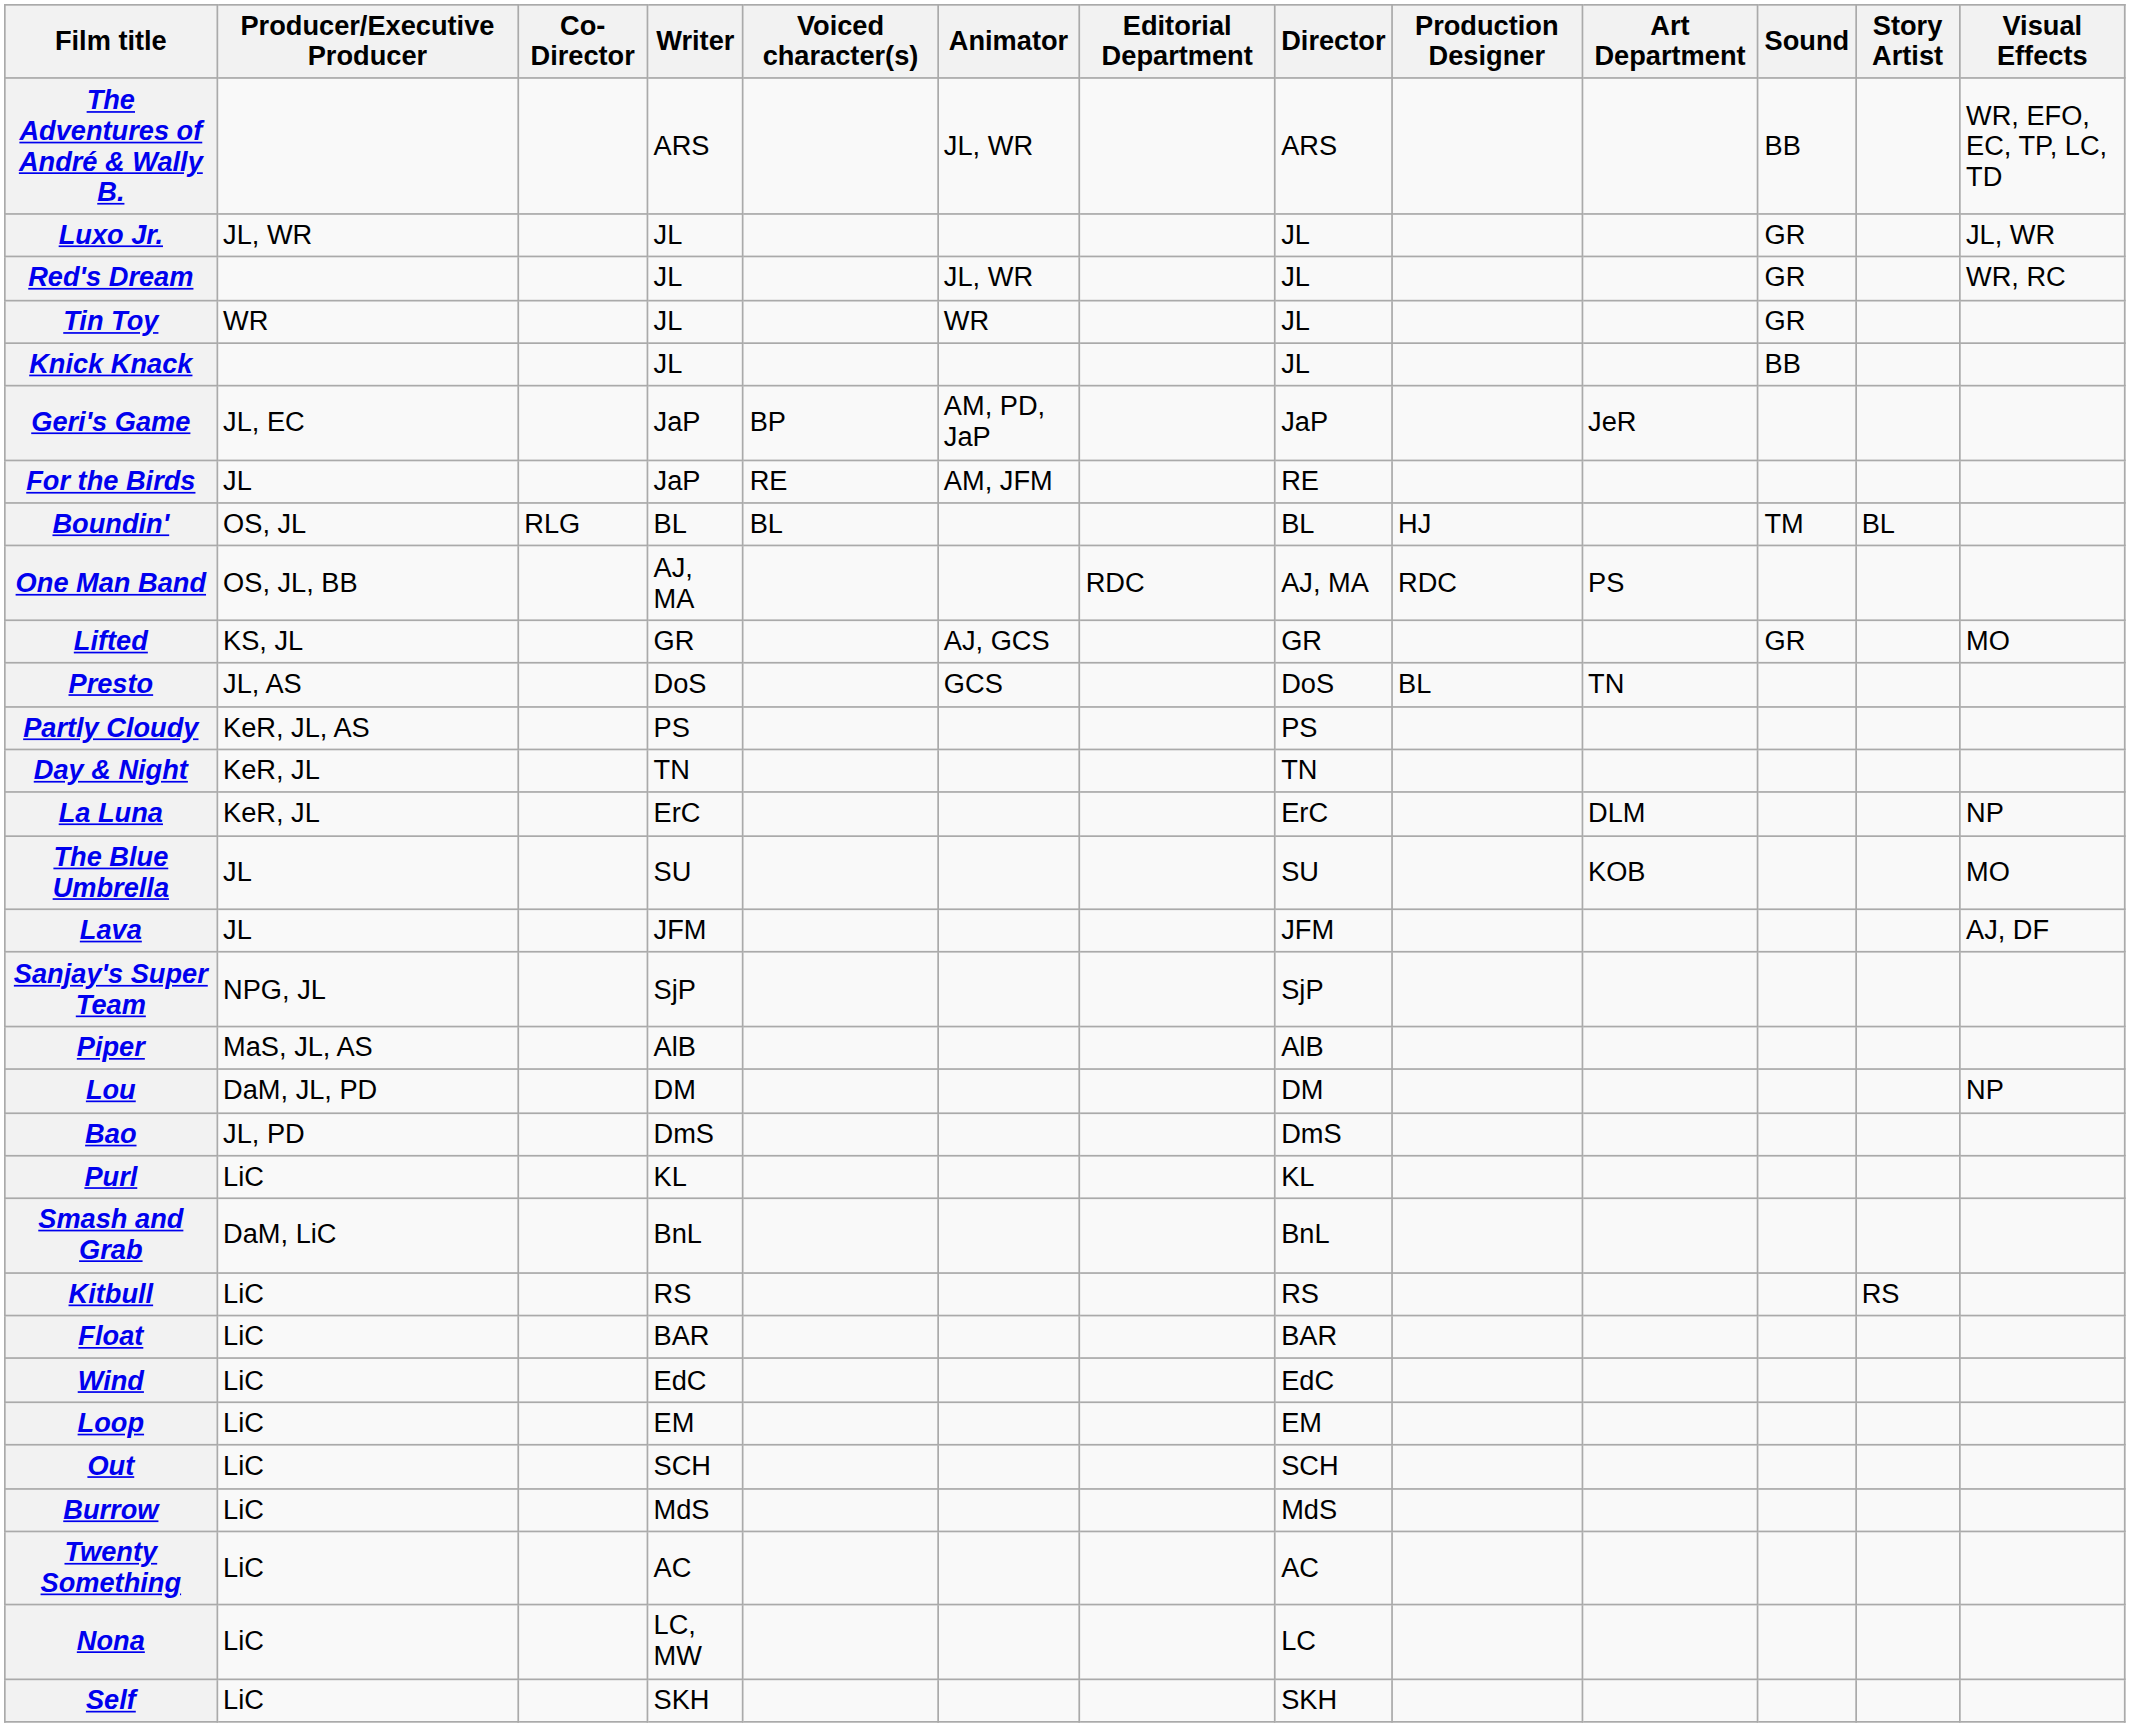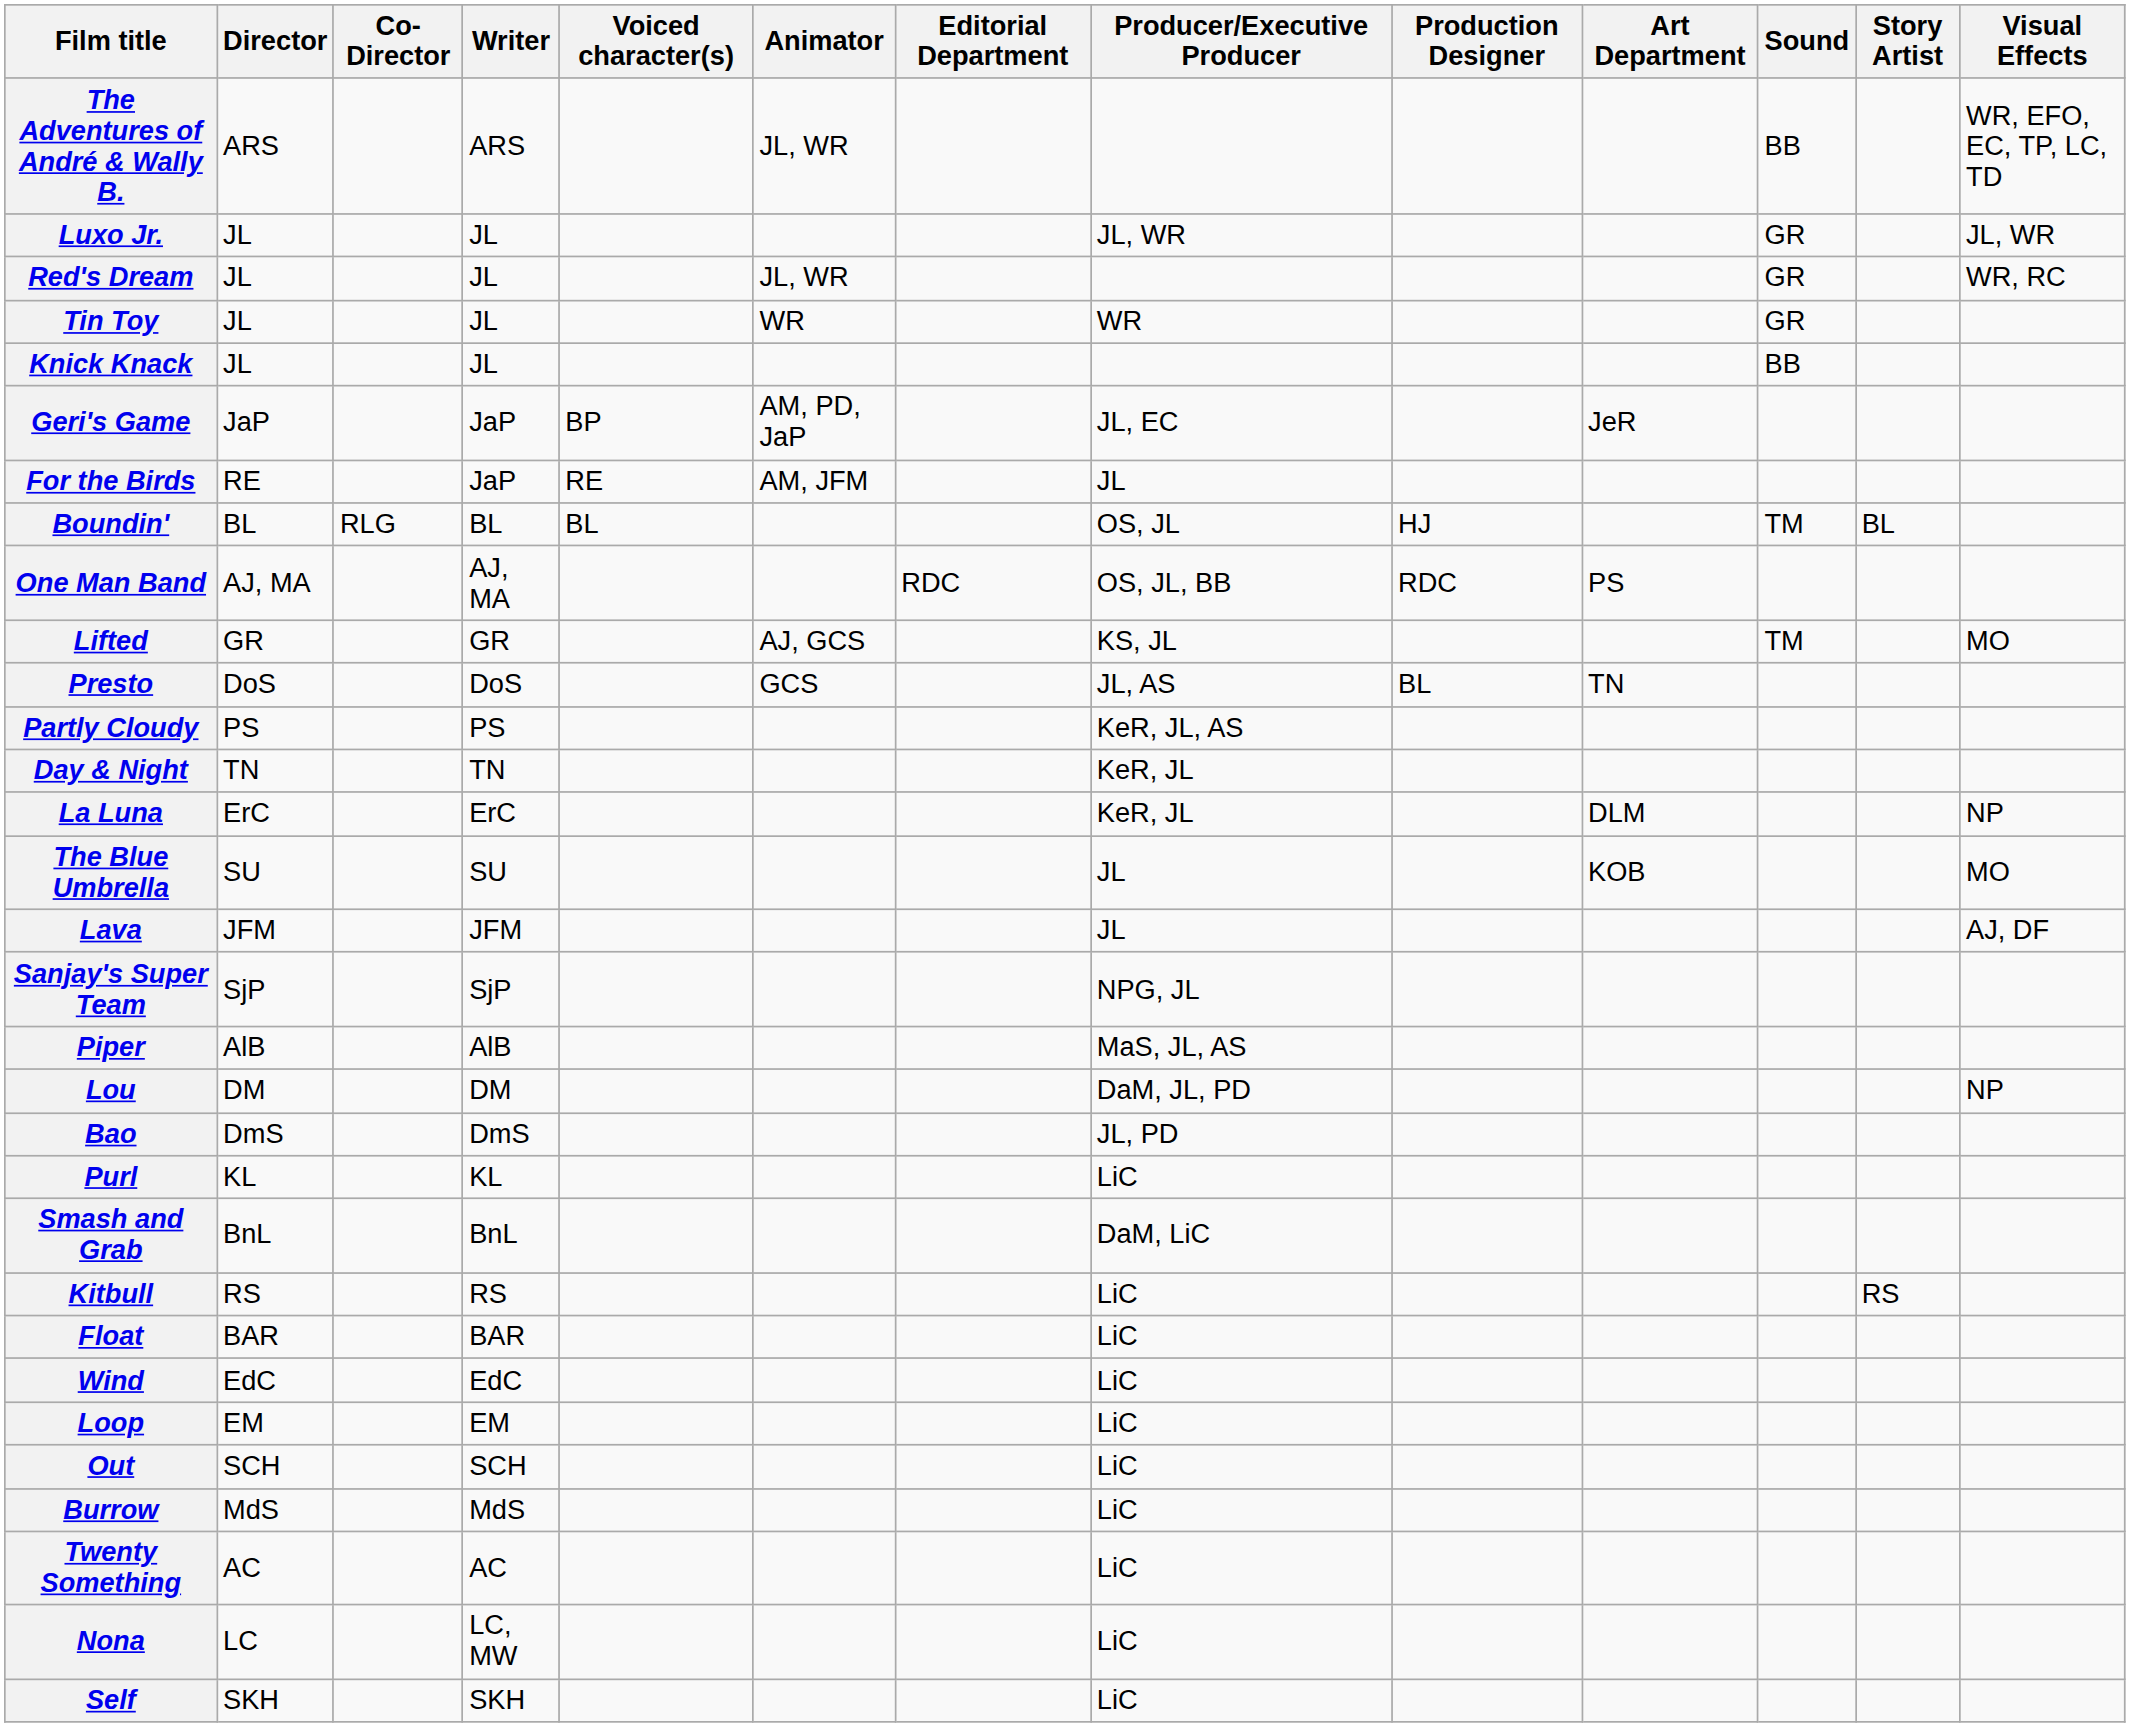columns swapped: (1333, 41) <-> (367, 41)
(1785, 641) GR -> (1784, 641) TM
